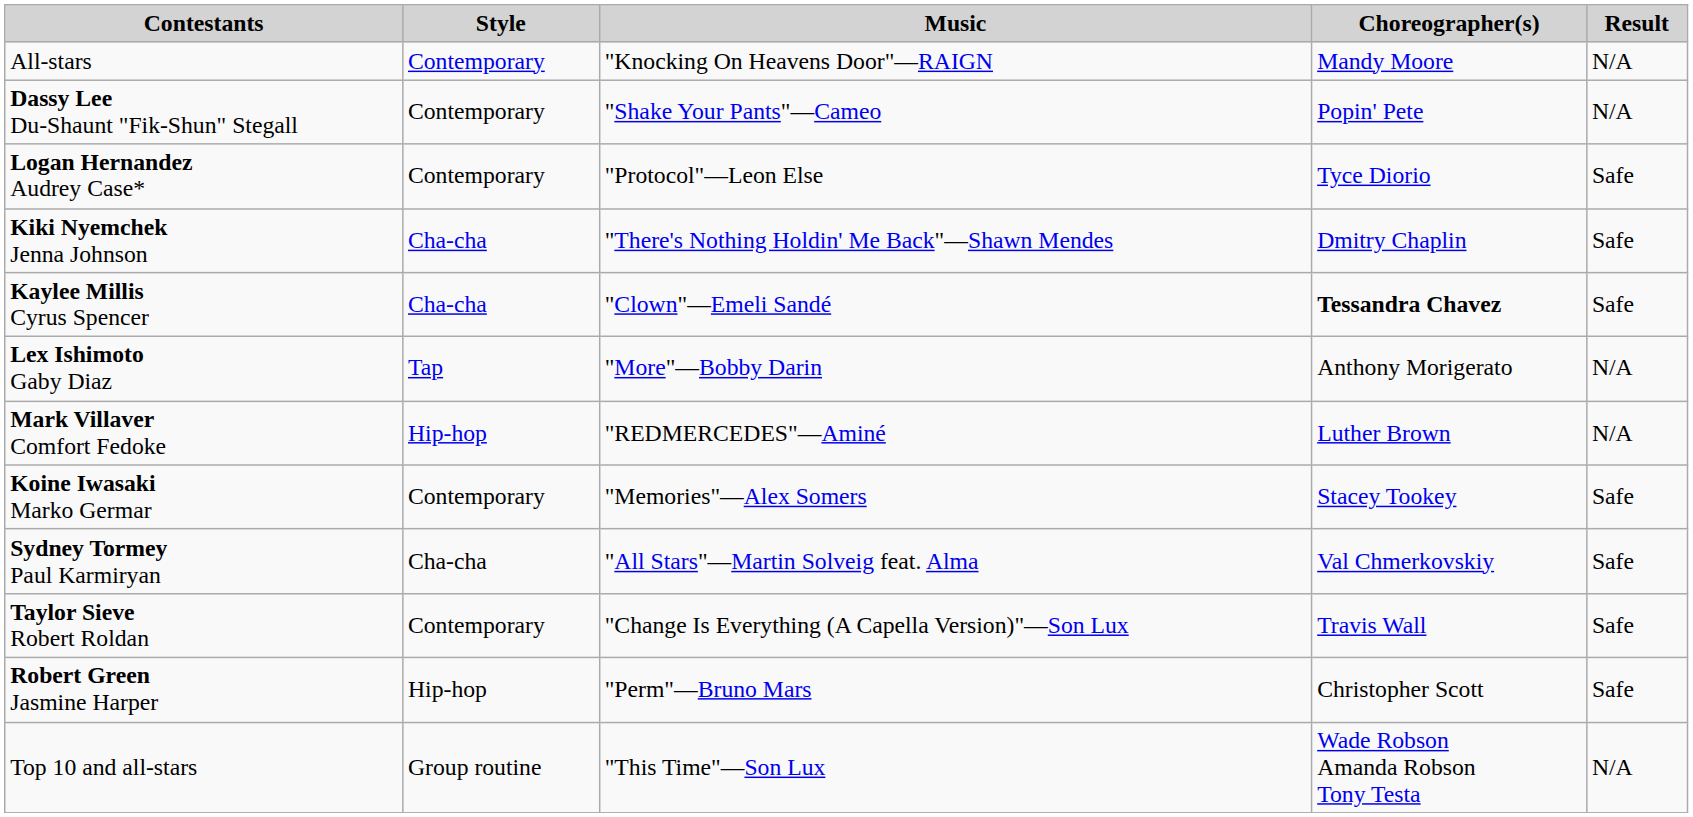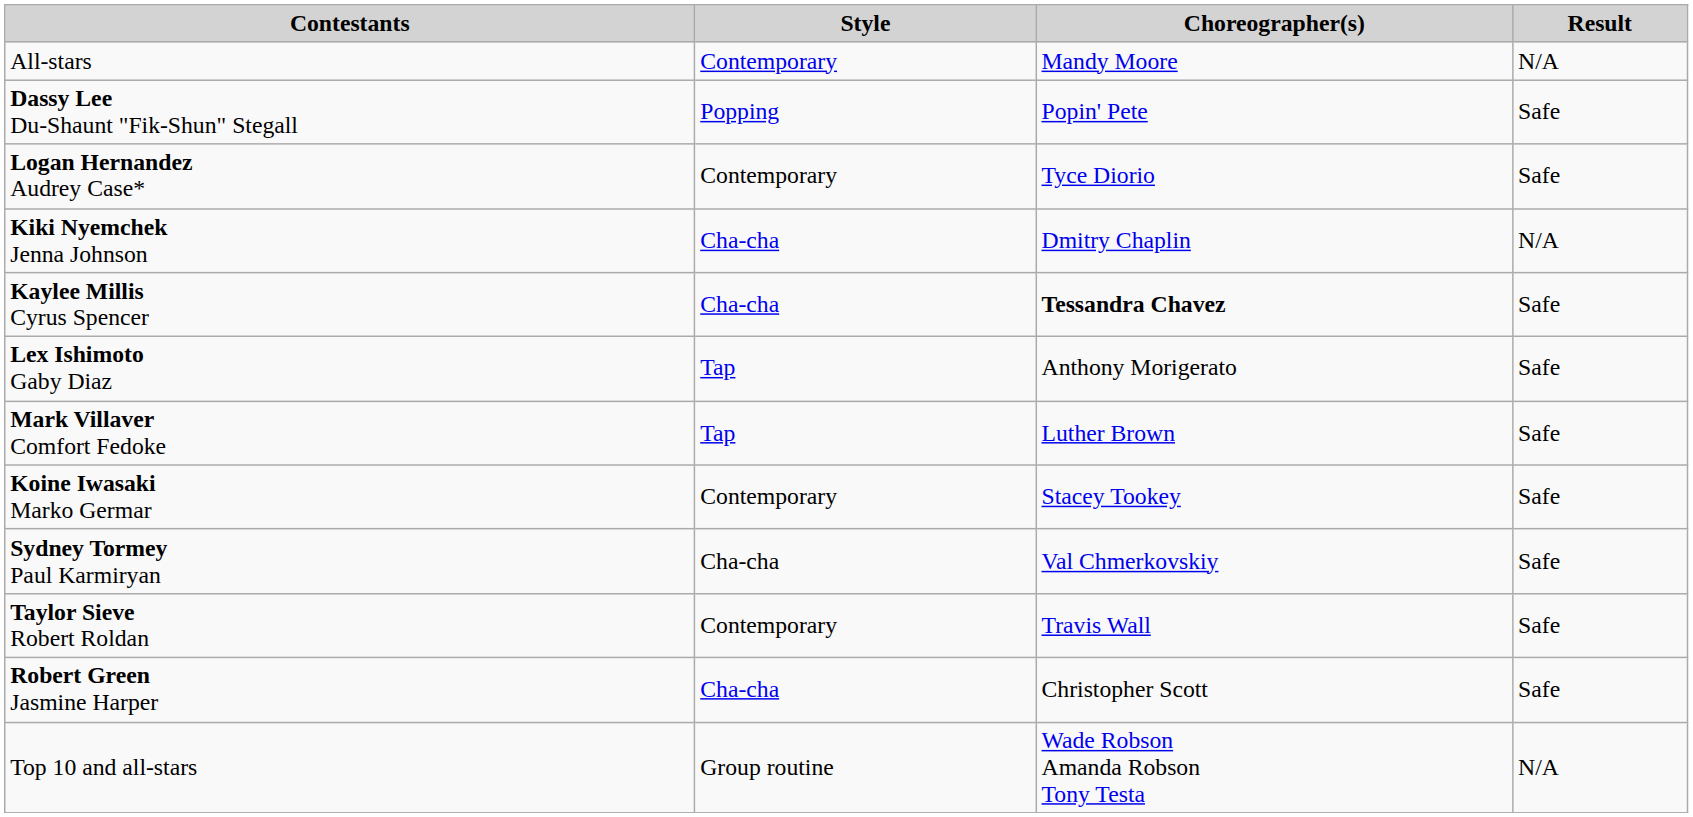- column: (955, 23)
(476, 111) Contemporary -> (740, 111) Popping
(1612, 111) N/A -> (1539, 111) Safe
(1613, 240) Safe -> (1539, 240) N/A
(1612, 368) N/A -> (1539, 368) Safe
(447, 432) Hip-hop -> (718, 432) Tap
(1612, 432) N/A -> (1539, 432) Safe
(447, 689) Hip-hop -> (740, 689) Cha-cha
